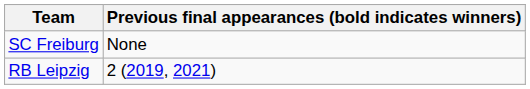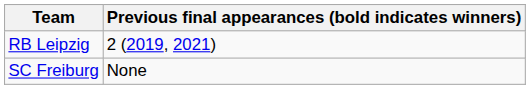rows swapped: (54, 44) <-> (49, 71)
